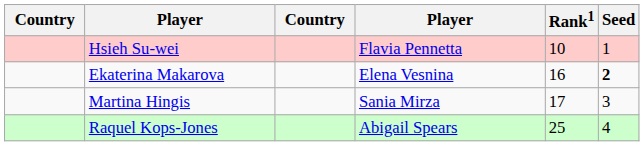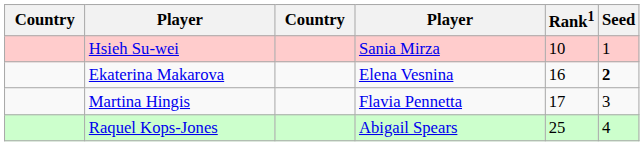(410, 48) Flavia Pennetta -> (399, 48) Sania Mirza
(399, 101) Sania Mirza -> (410, 101) Flavia Pennetta
